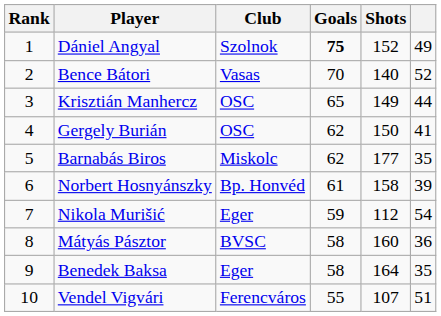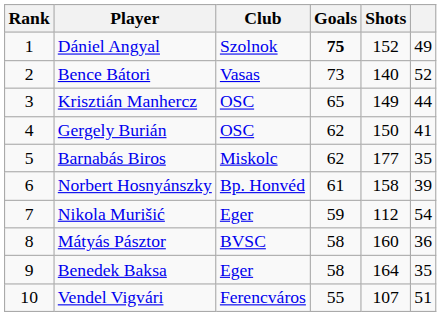(336, 74) 70 -> (336, 74) 73
